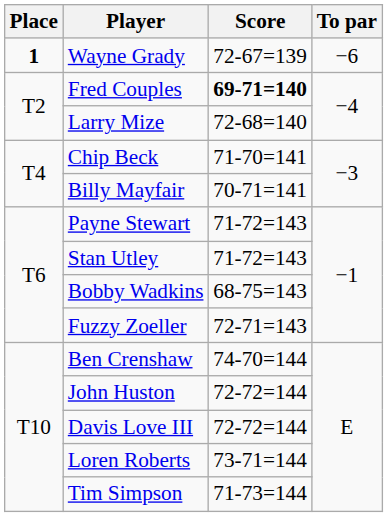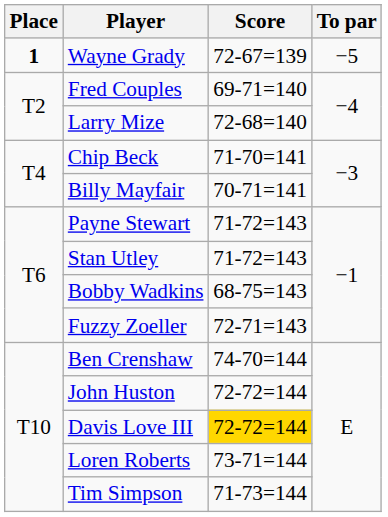(347, 55) −6 -> (347, 55) −5
(260, 88) bold -> (260, 88) normal
(260, 426) no background -> (260, 426) gold background
